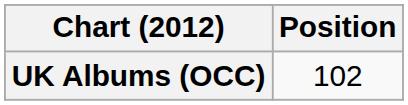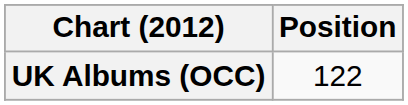(338, 75) 102 -> (338, 75) 122
